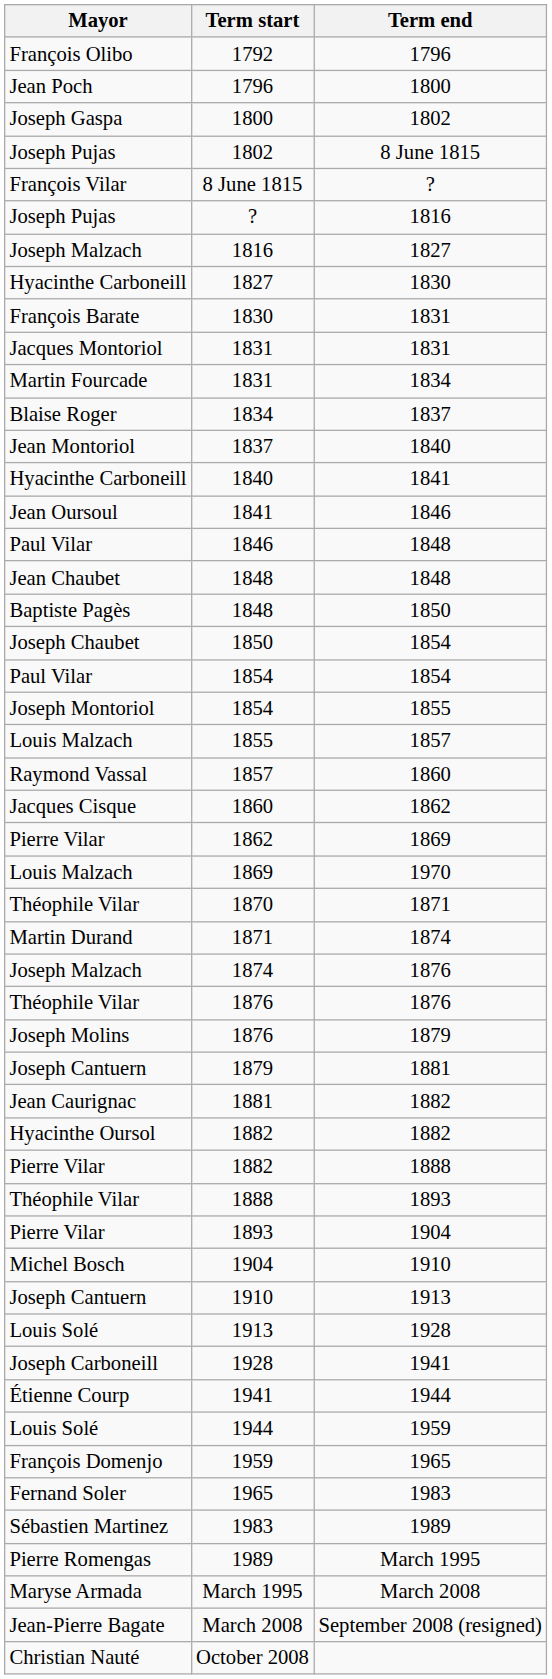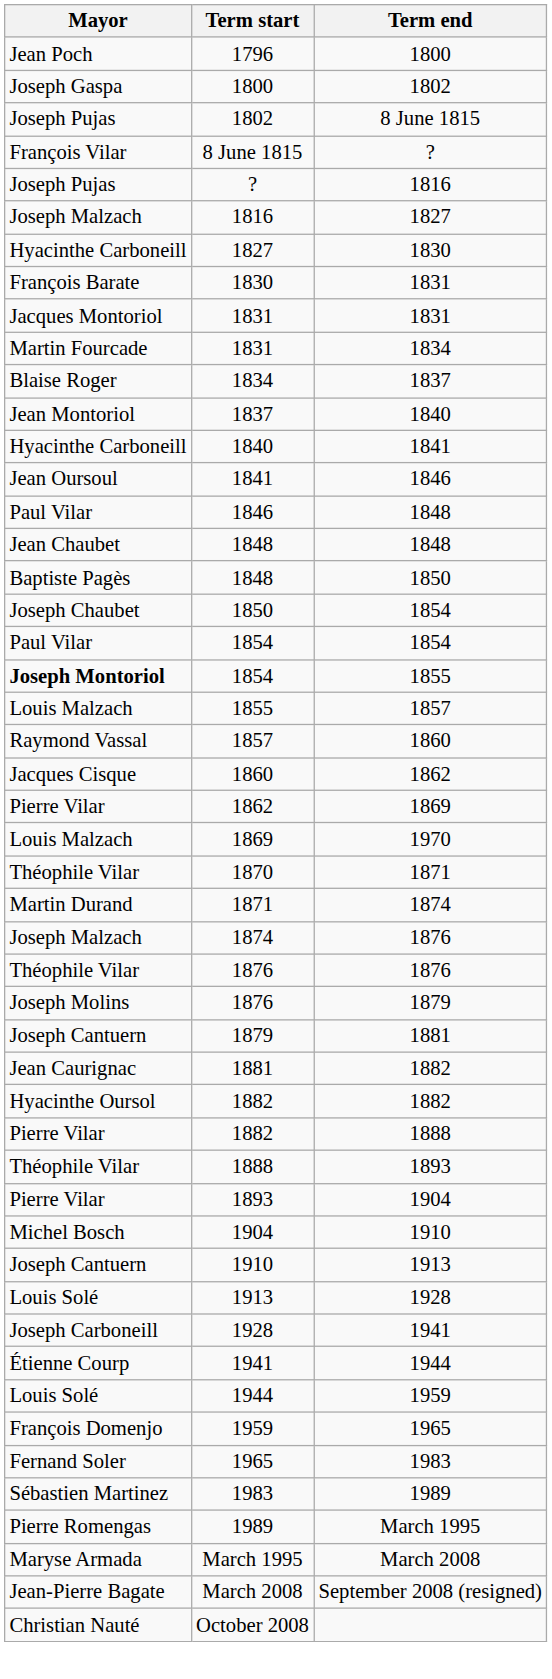- row: (252, 53)
(82, 708) normal -> (87, 675) bold
